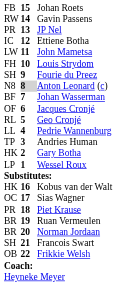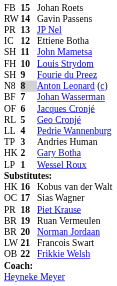(11, 52) LW -> (10, 52) SH
(10, 243) SH -> (11, 243) LW
